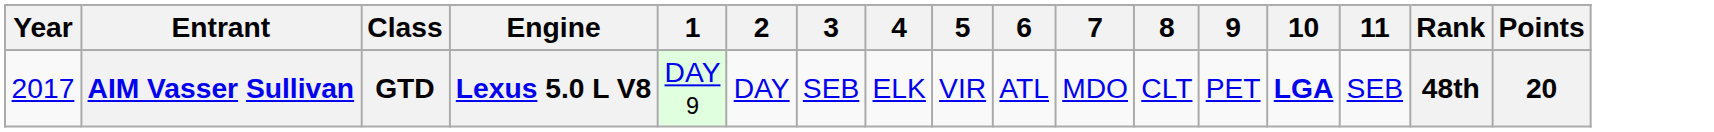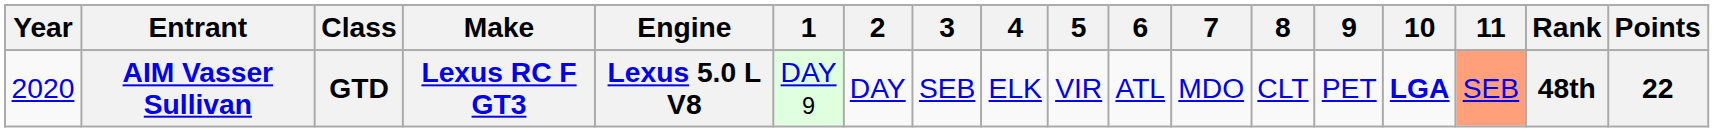+ column: (499, 28)
(43, 88) 2017 -> (43, 88) 2020
(1375, 88) no background -> (1491, 88) lightsalmon background
(1542, 88) 20 -> (1658, 88) 22
